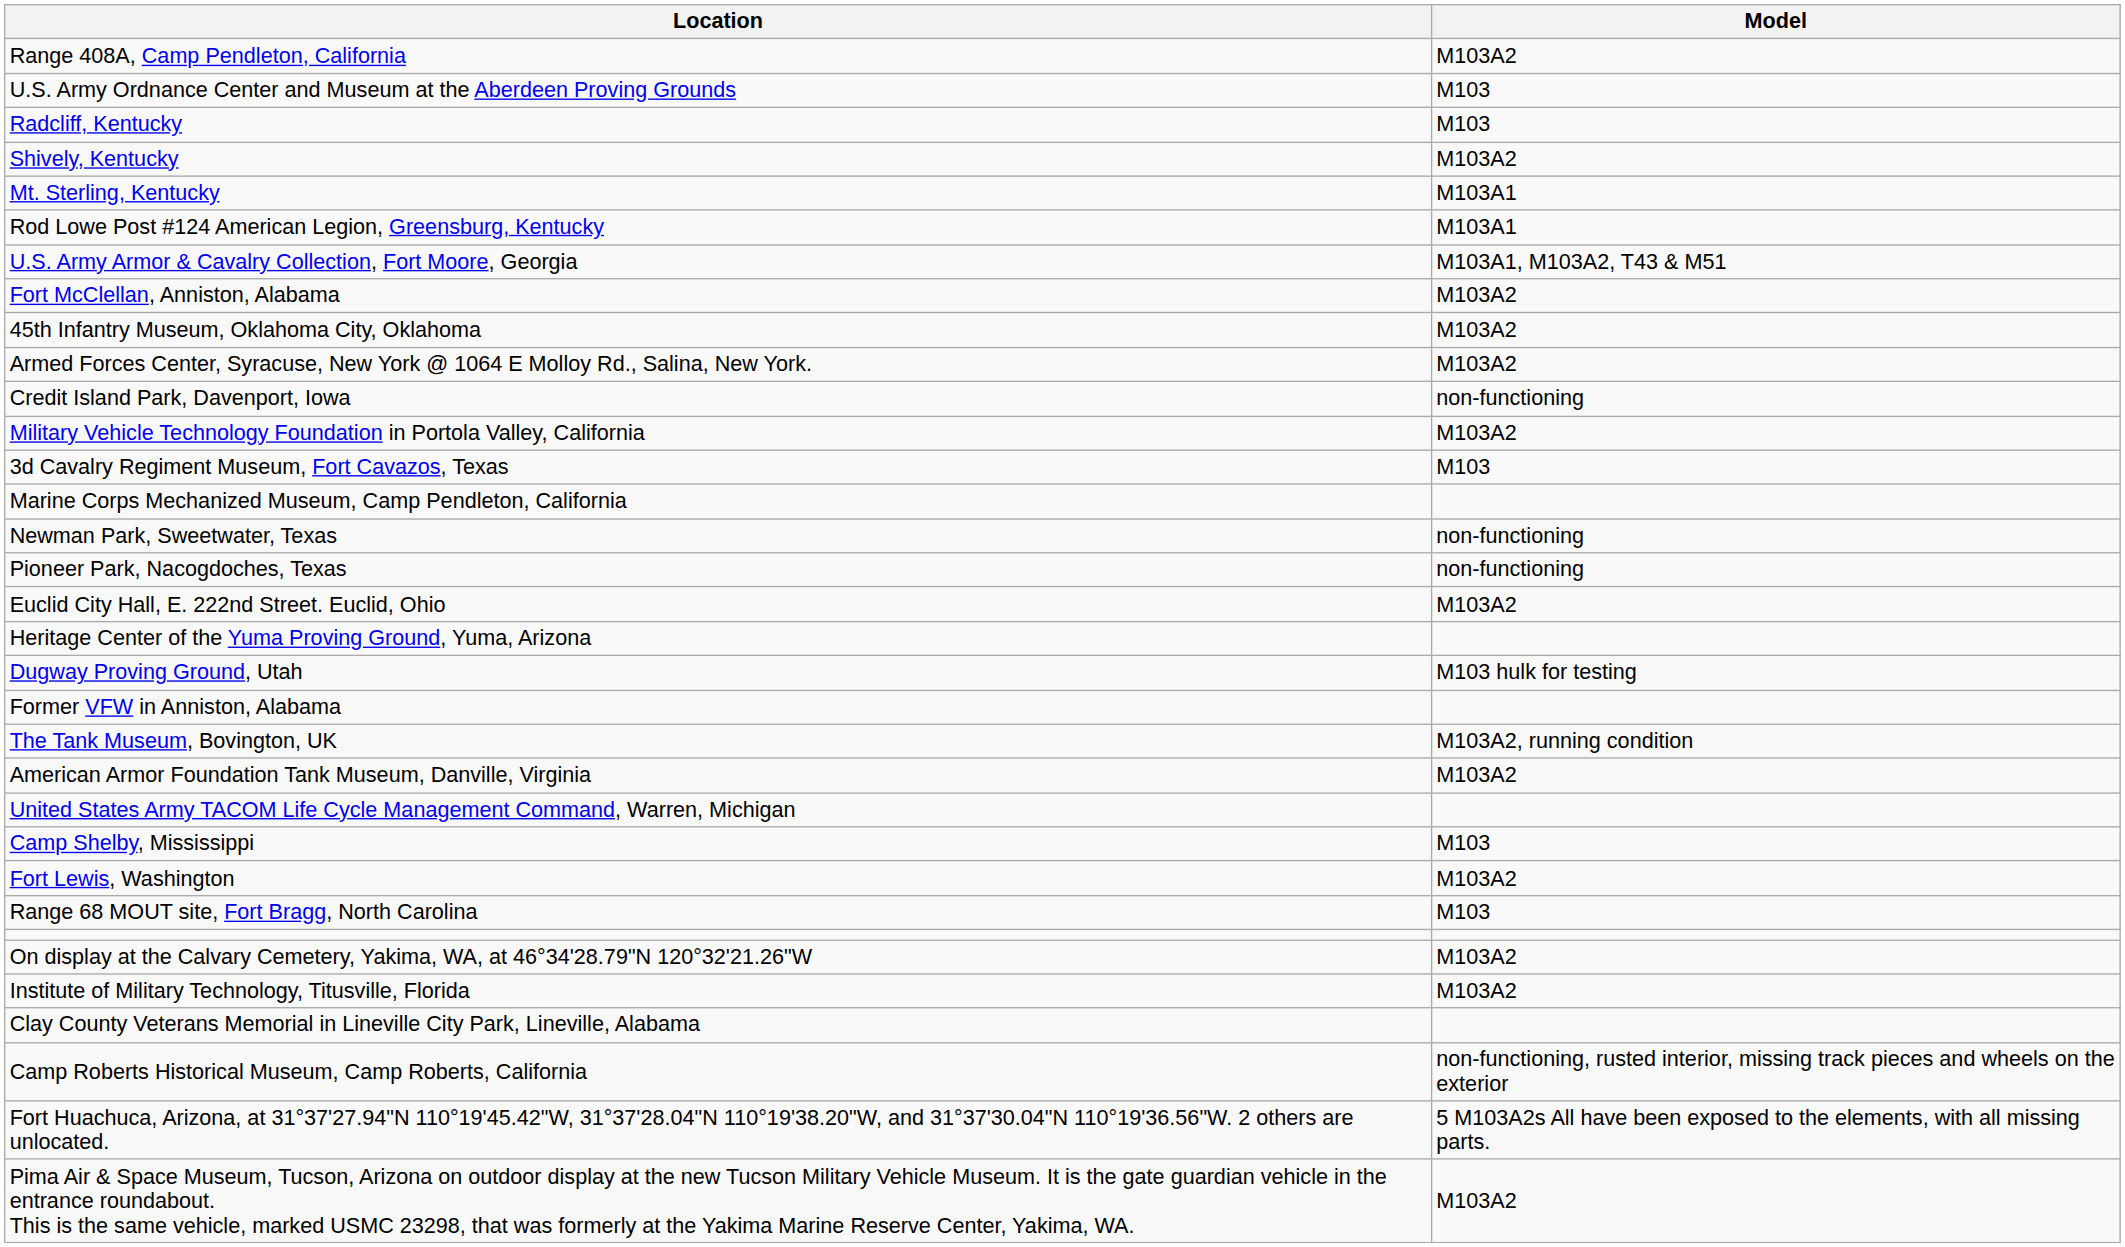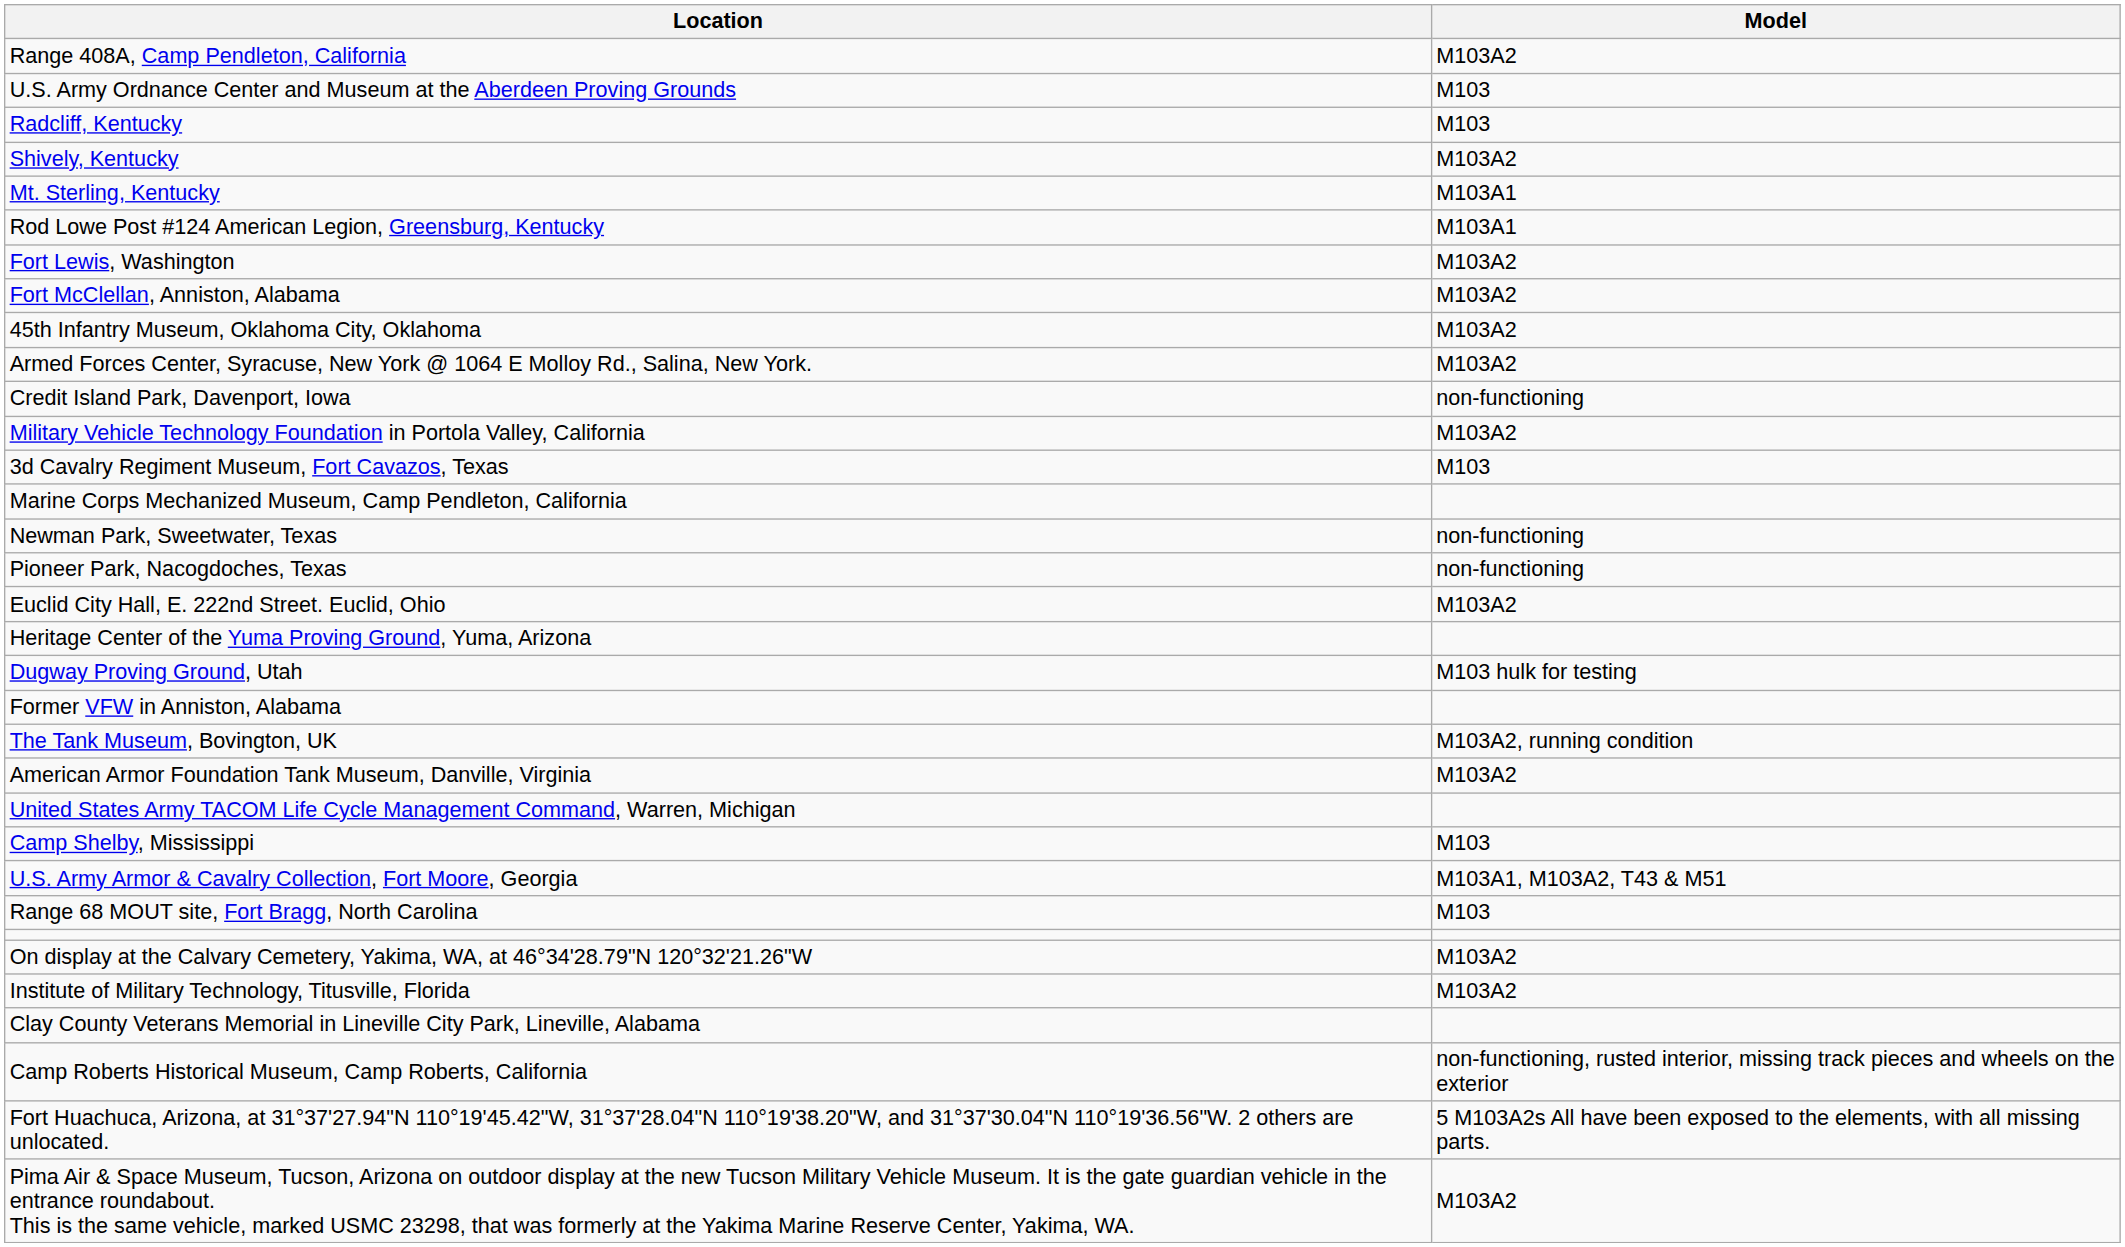rows swapped: (122, 878) <-> (294, 261)
